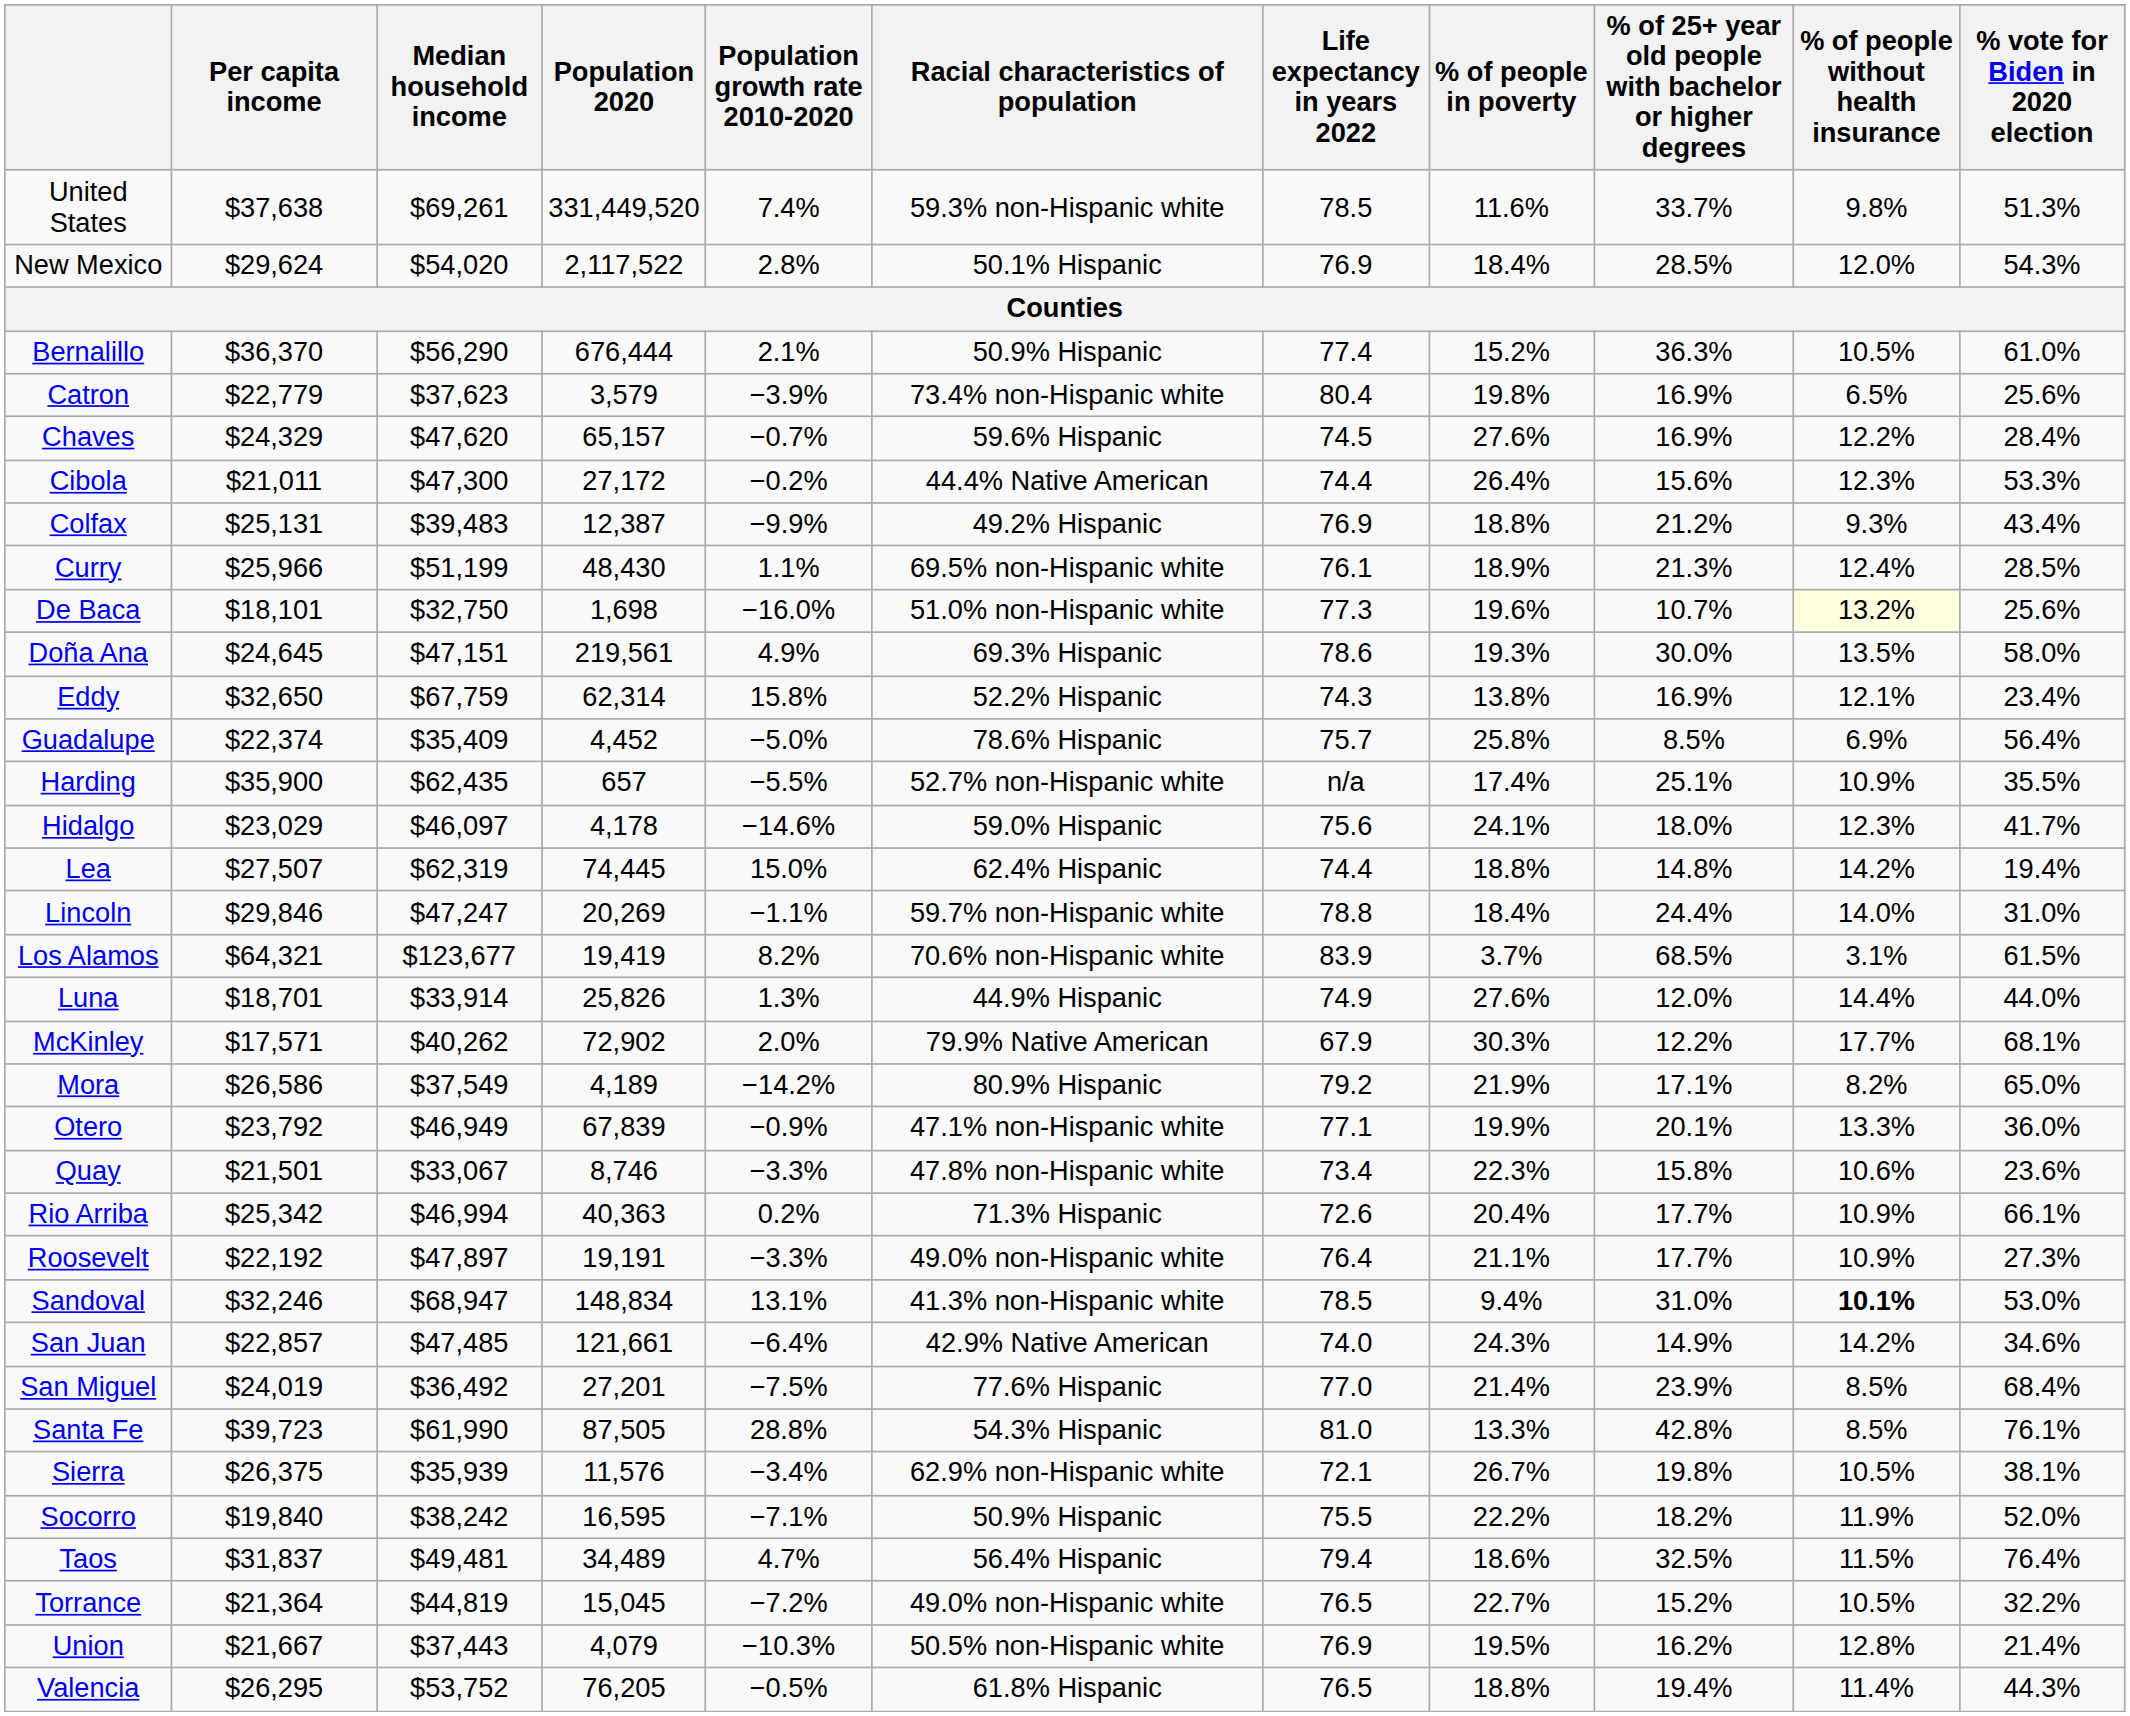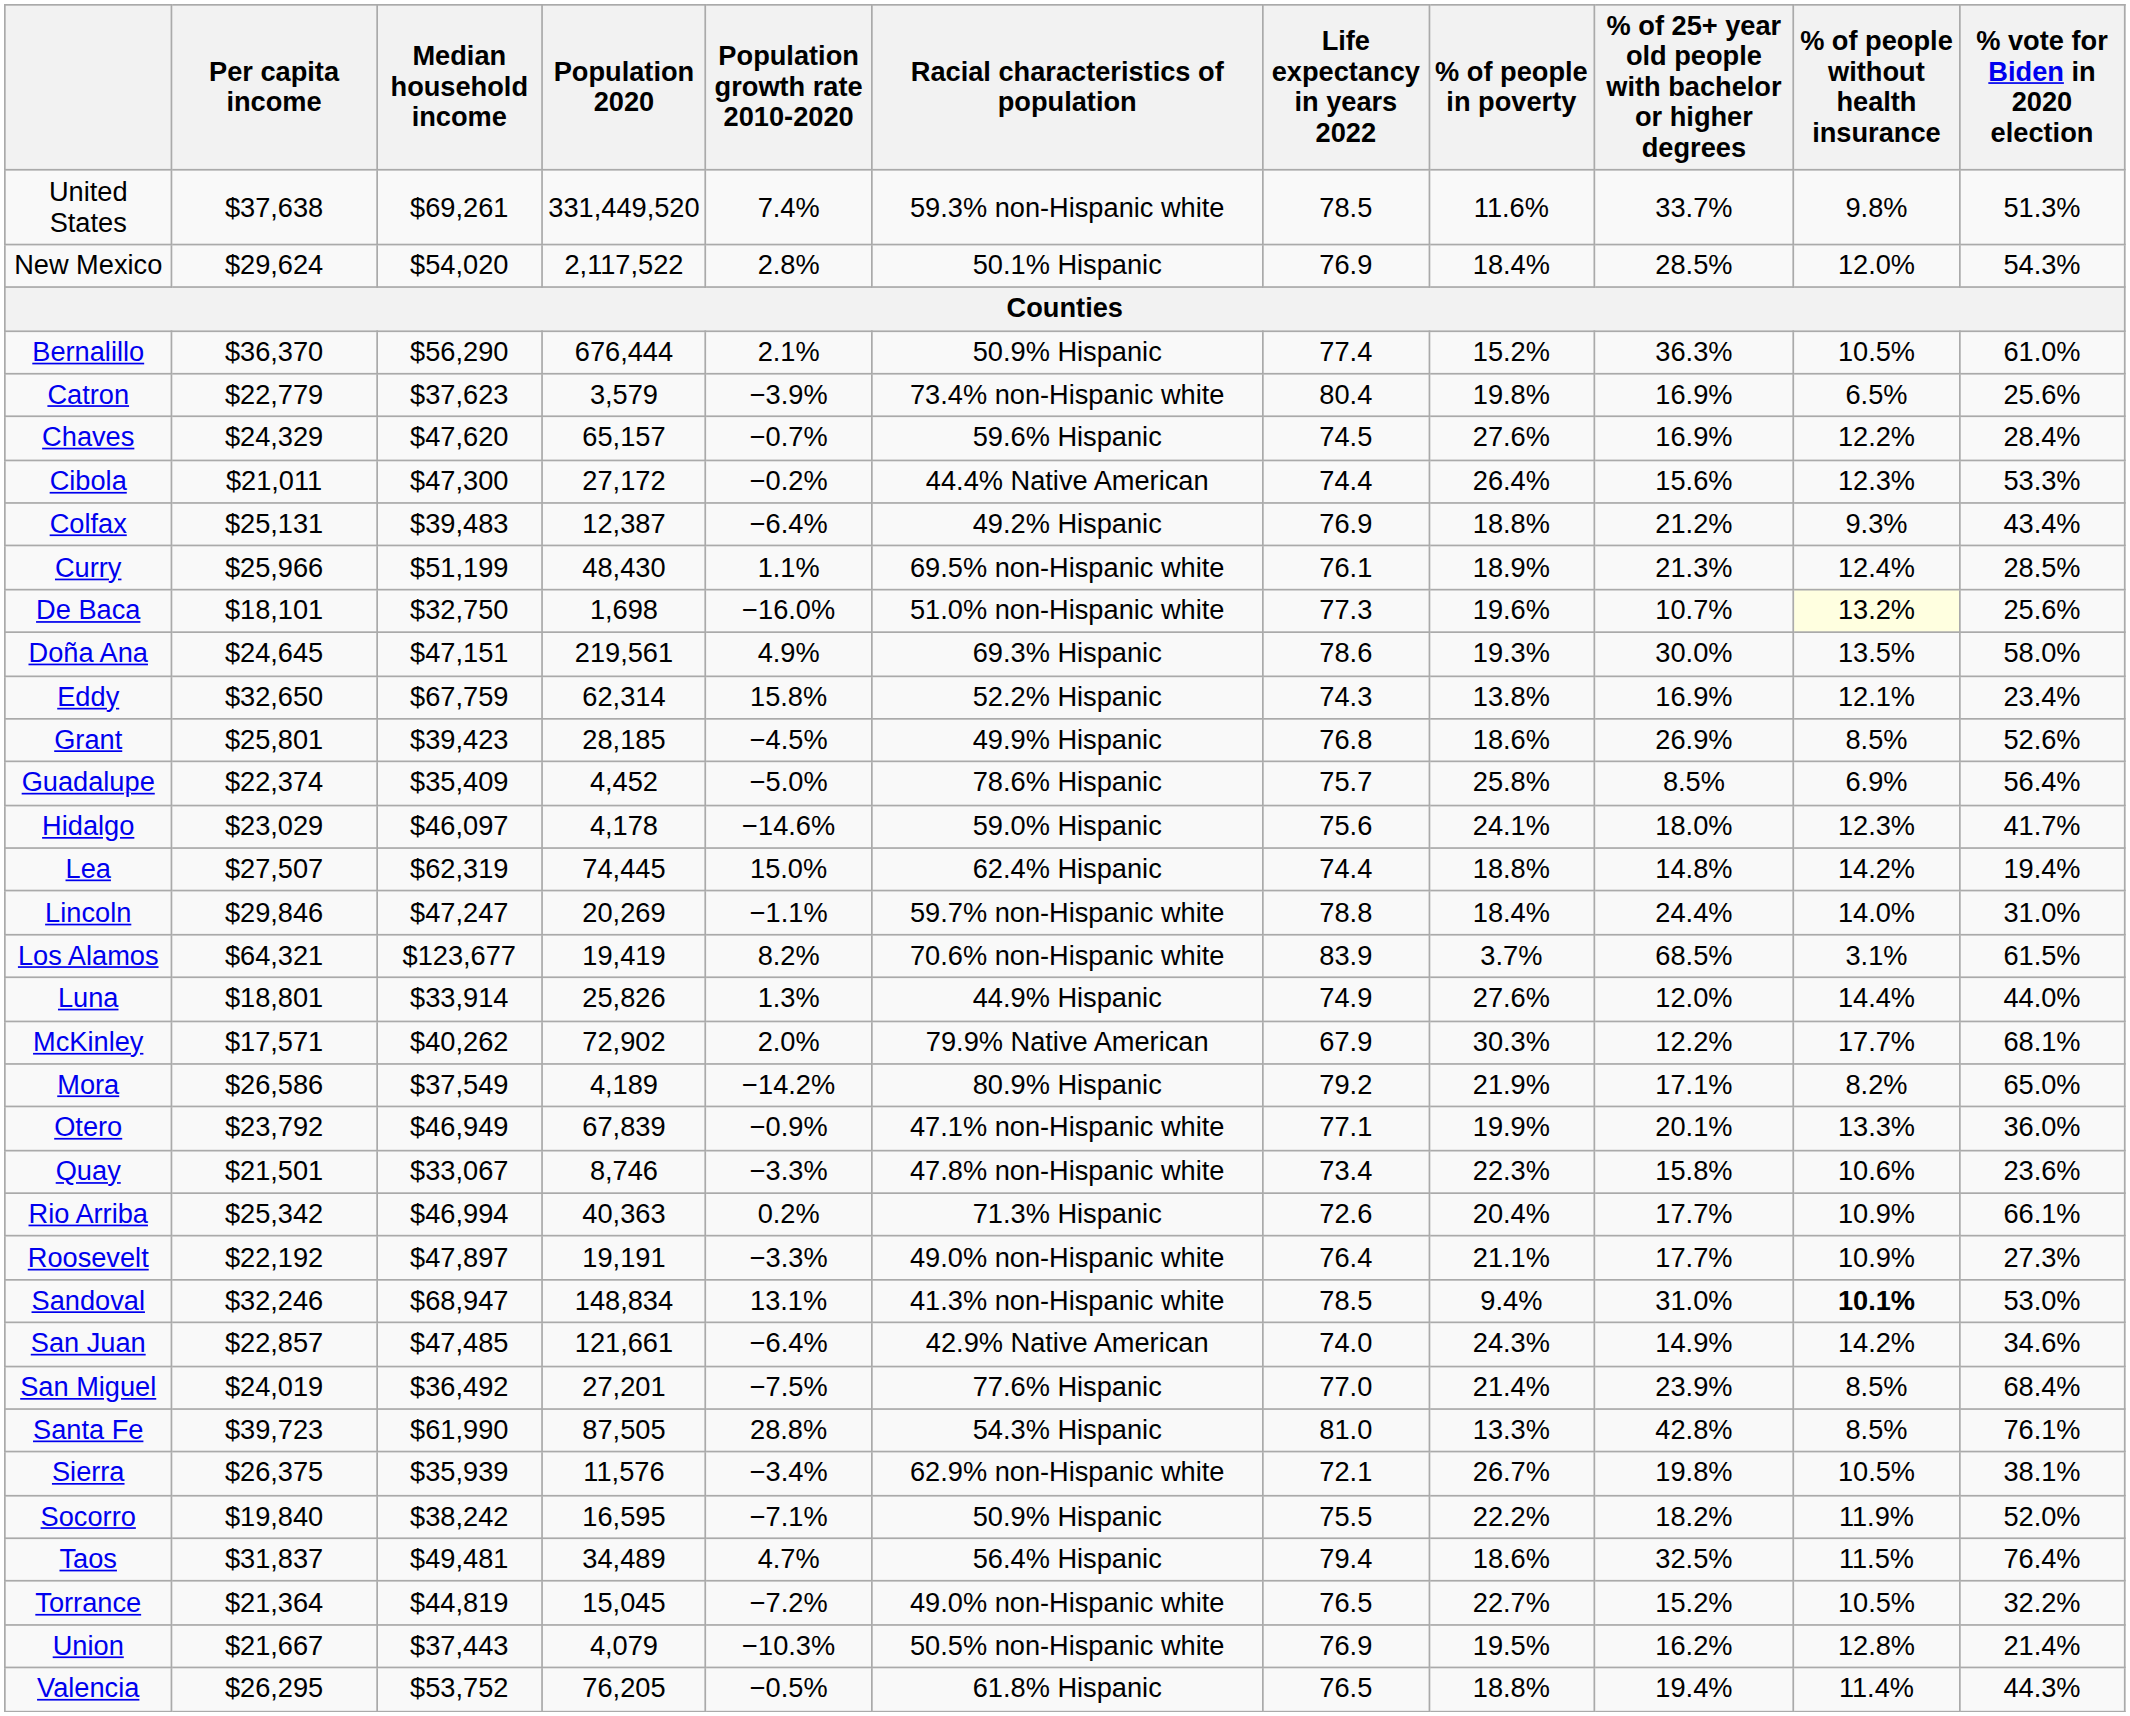(789, 524) −9.9% -> (789, 524) −6.4%
+ row: (88, 739)
- row: (88, 782)
(274, 998) $18,701 -> (274, 998) $18,801
